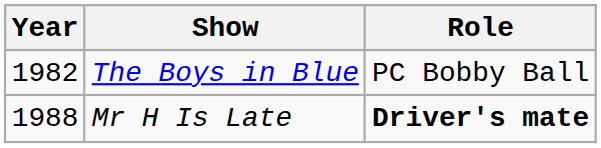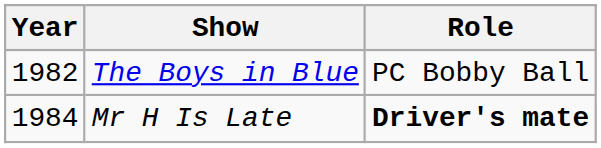(45, 118) 1988 -> (45, 118) 1984
